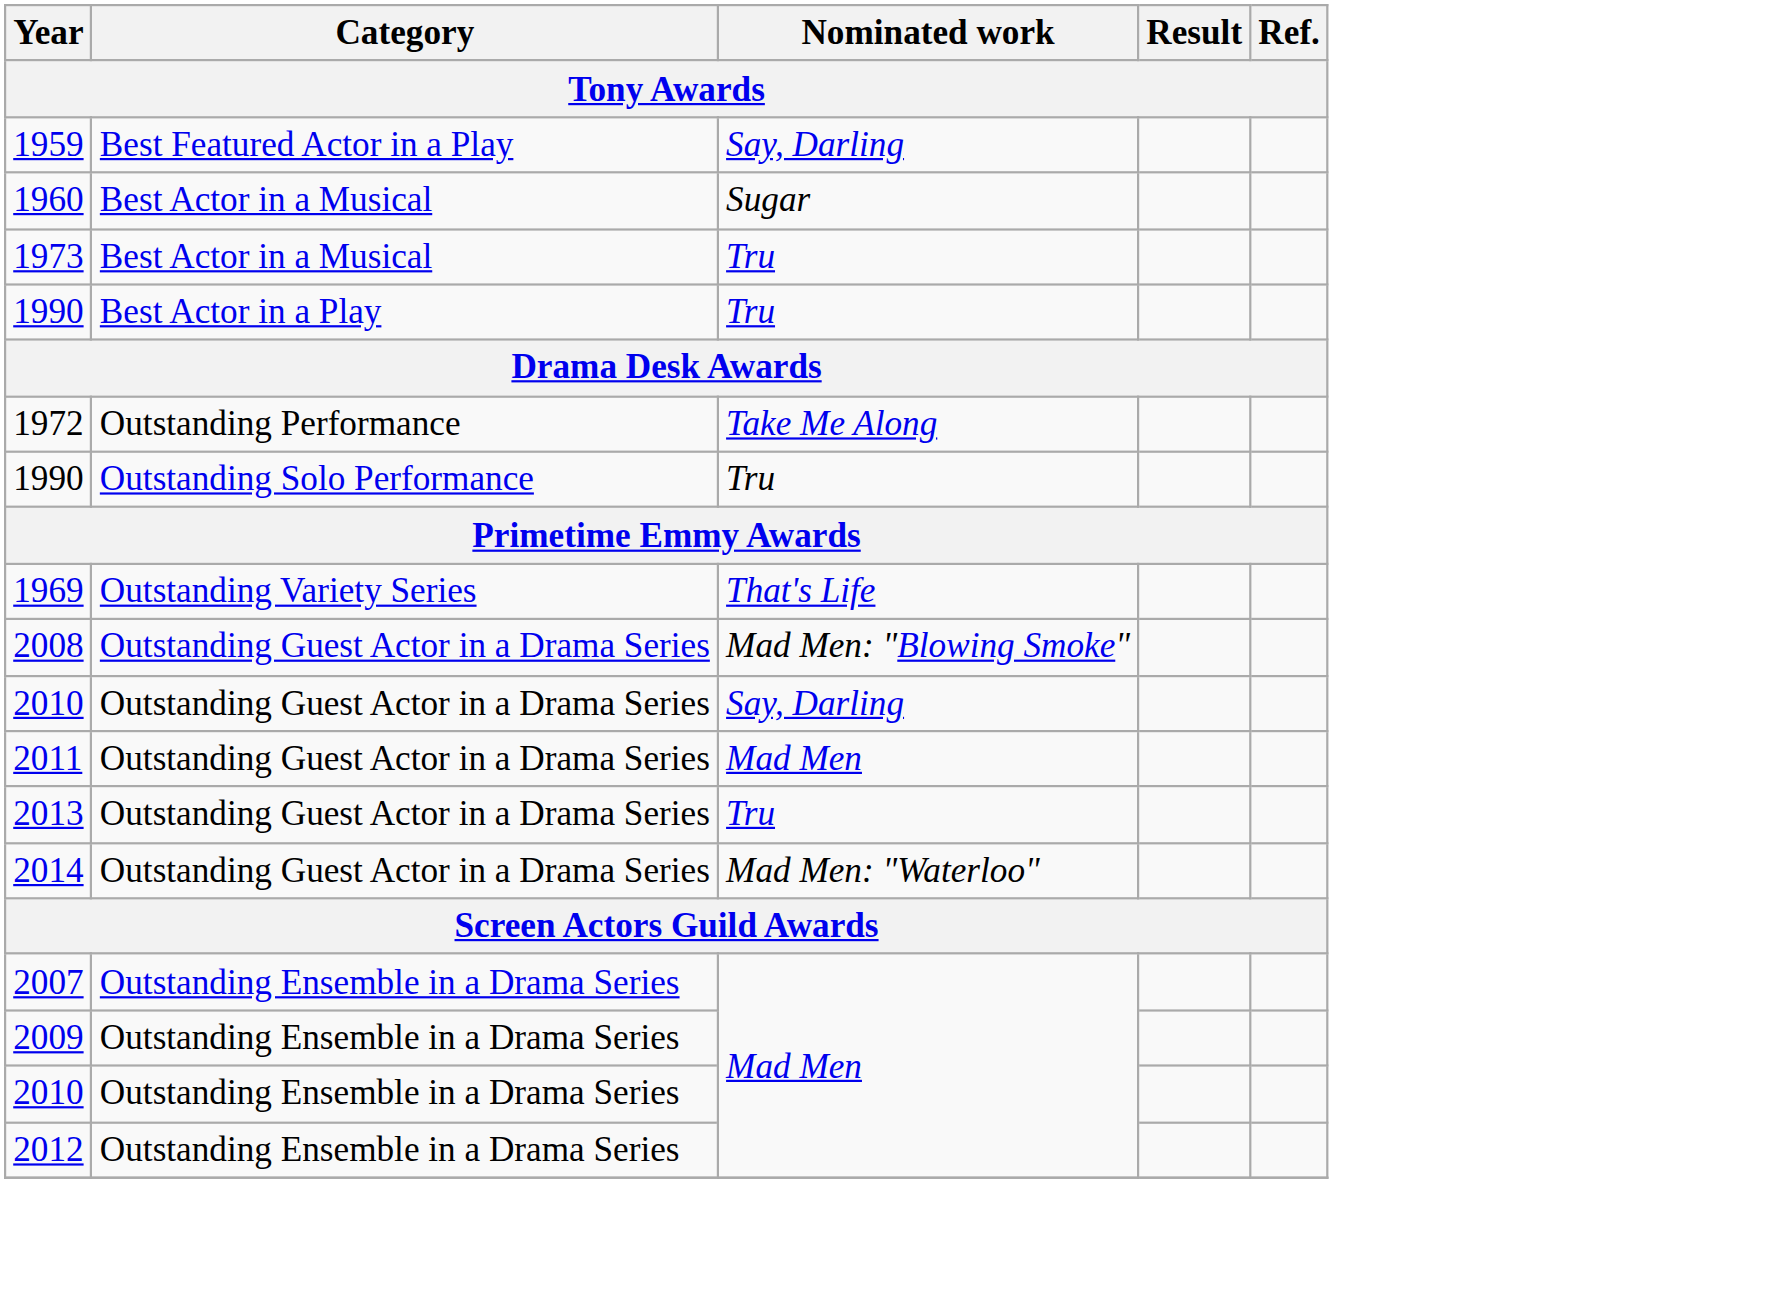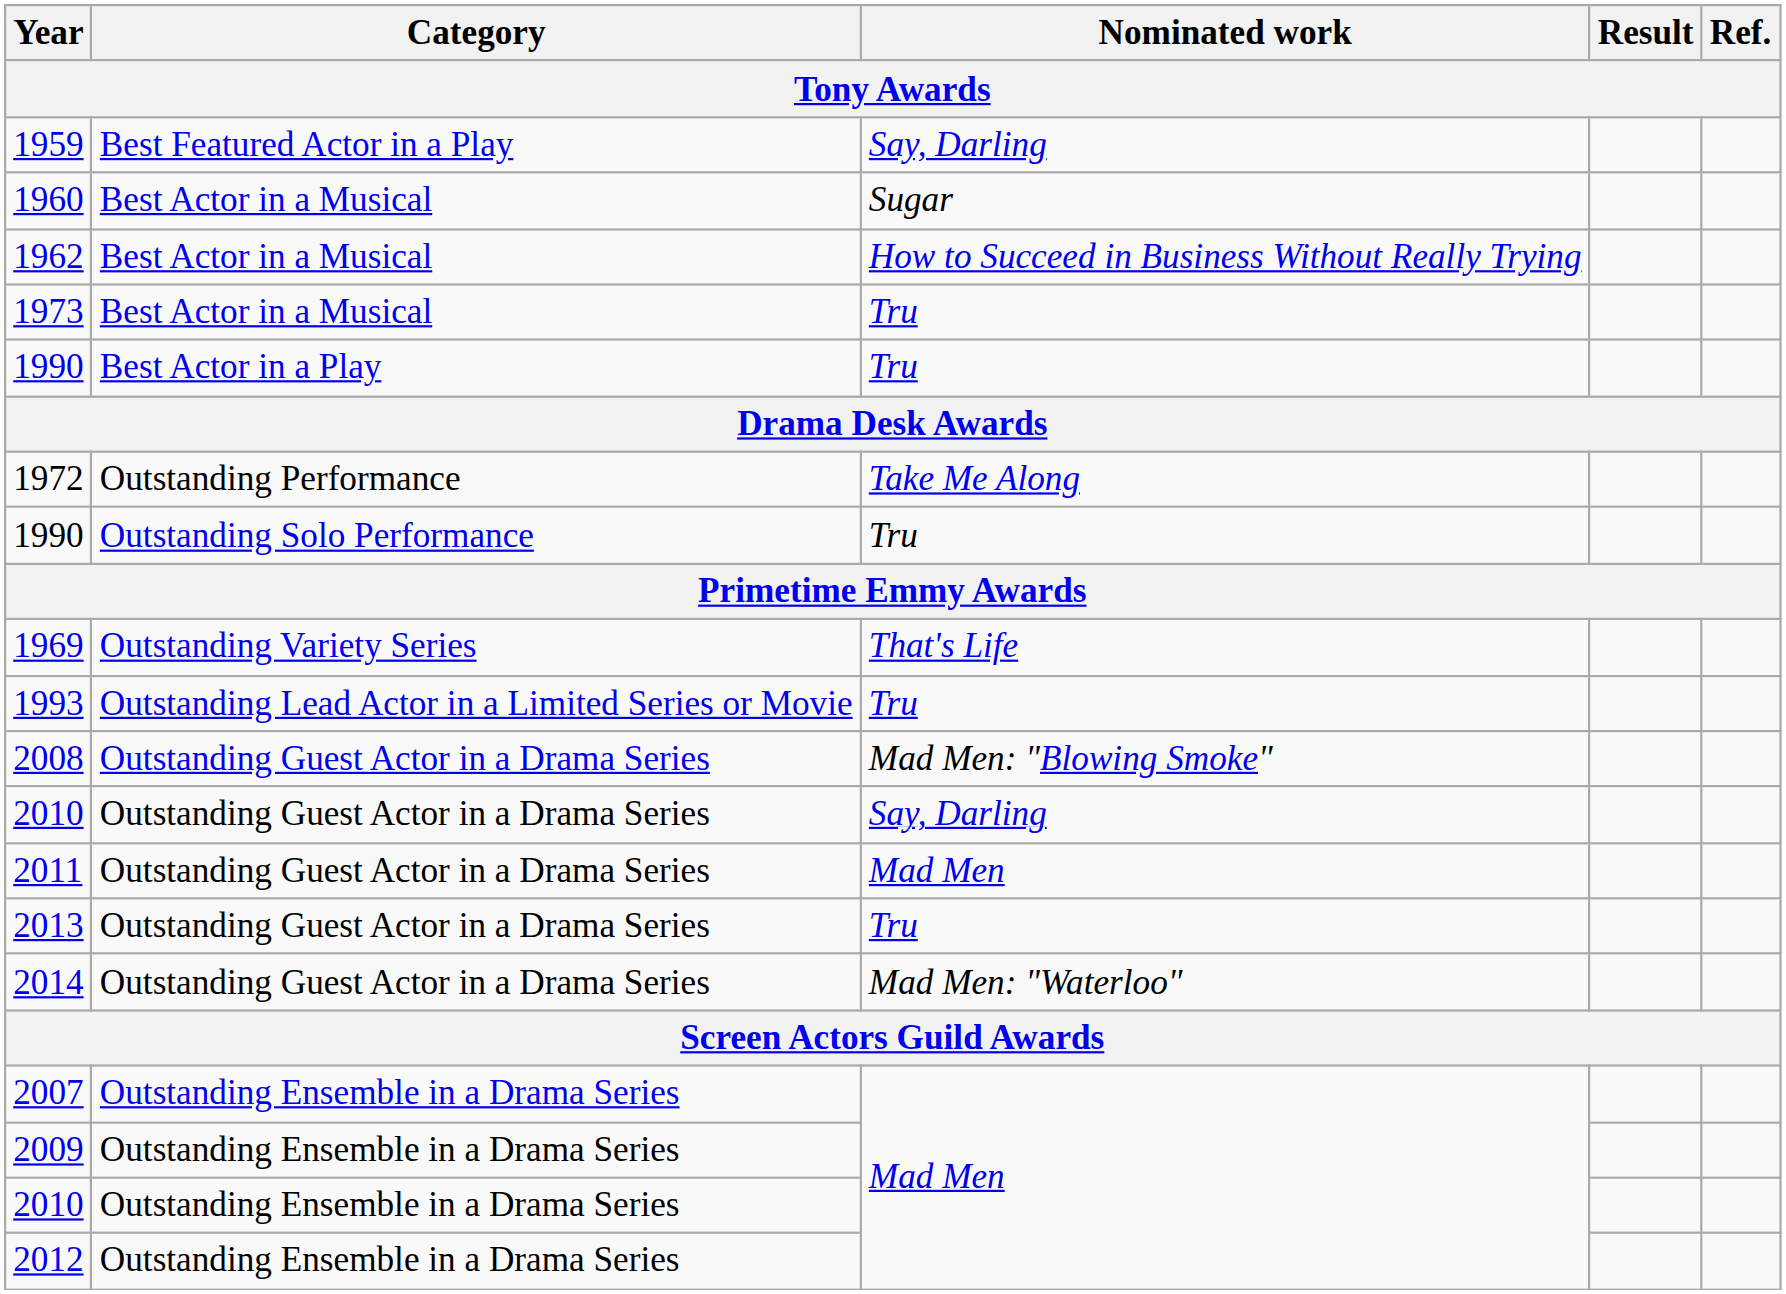+ row: (48, 255)
+ row: (48, 702)
